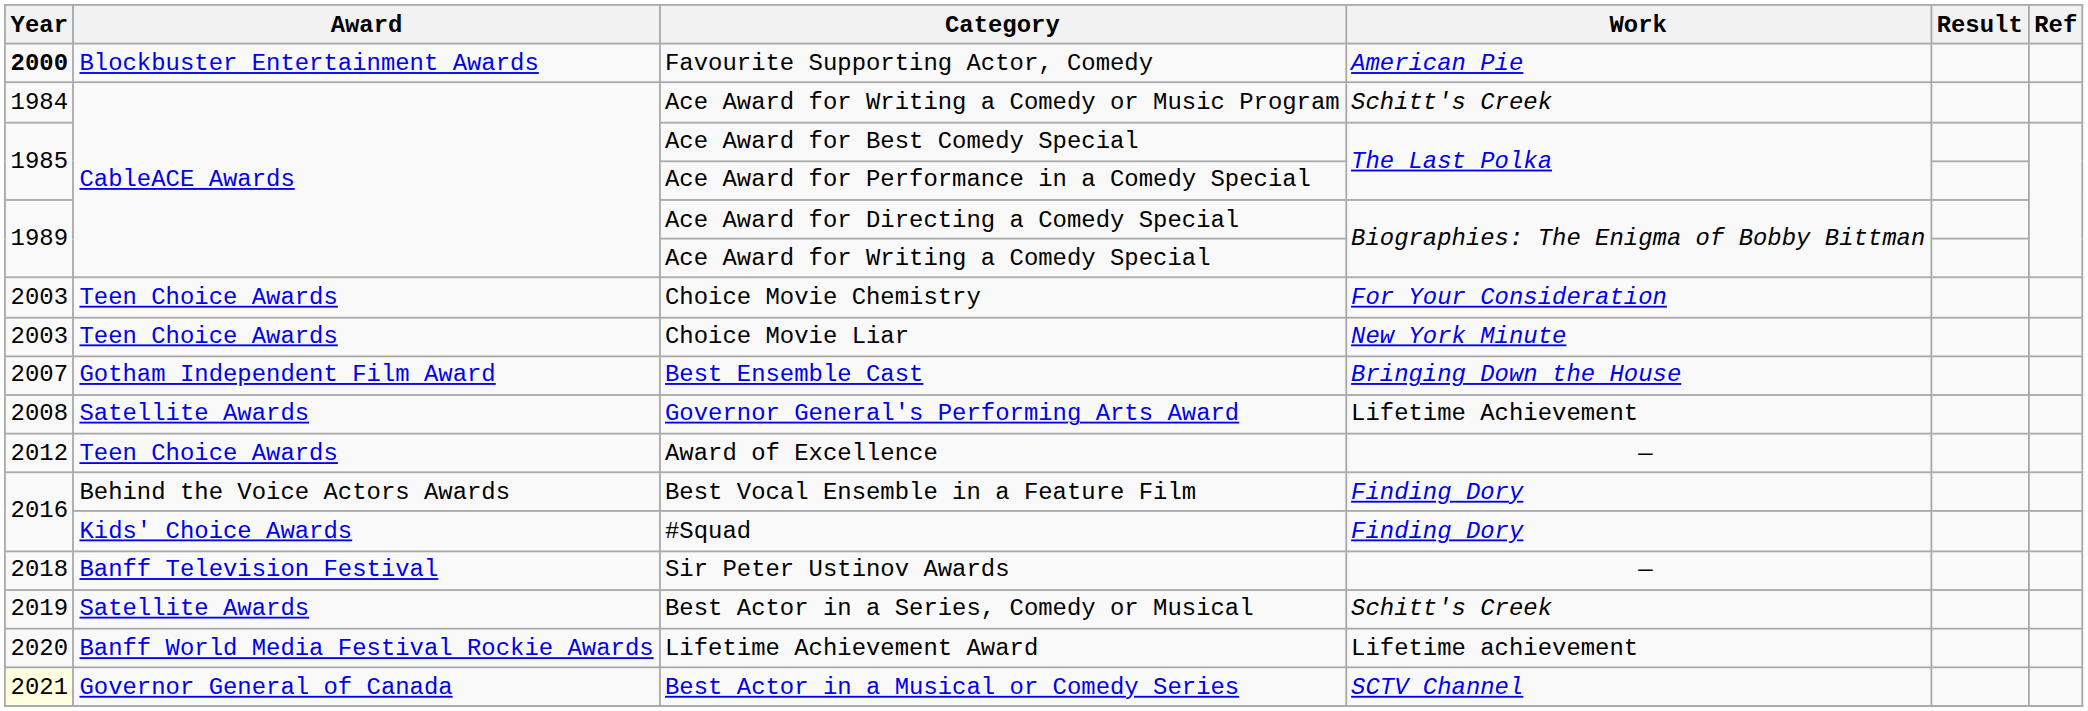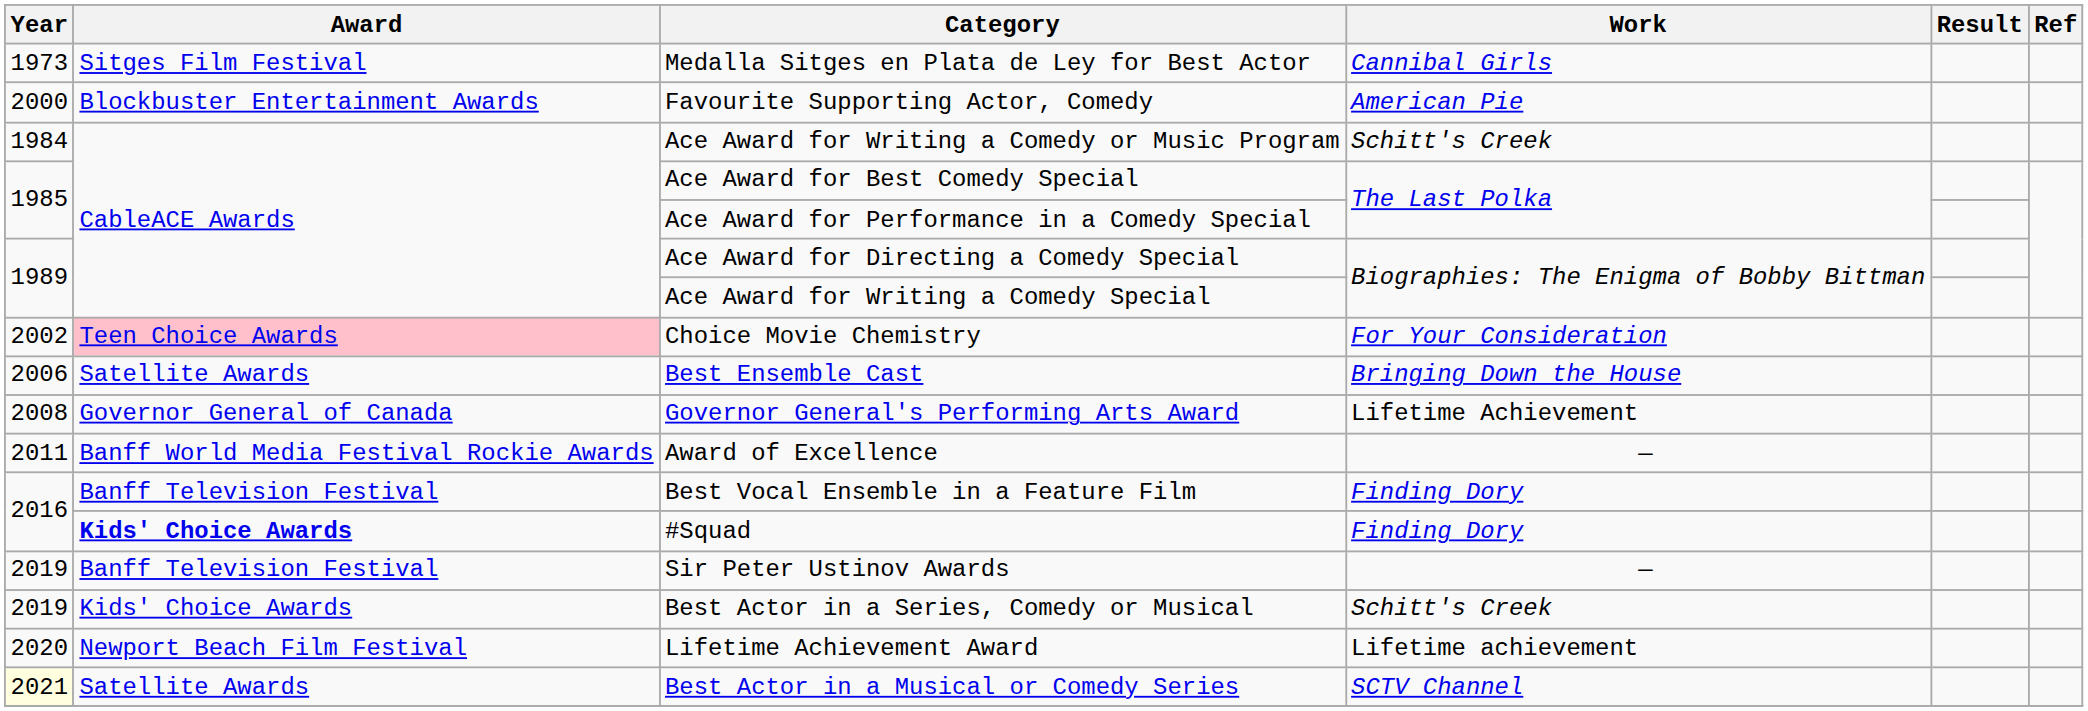+ row: (988, 63)
(39, 63) bold -> (39, 102) normal
(39, 297) 2003 -> (39, 336) 2002
(209, 297) no background -> (209, 336) pink background
- row: (787, 336)
(39, 375) 2007 -> (39, 375) 2006
(288, 375) Gotham Independent Film Award -> (194, 375) Satellite Awards
(194, 414) Satellite Awards -> (266, 414) Governor General of Canada
(39, 453) 2012 -> (39, 453) 2011
(209, 453) Teen Choice Awards -> (367, 453) Banff World Media Festival Rockie Awards
(295, 492) Behind the Voice Actors Awards -> (259, 492) Banff Television Festival
(216, 531) normal -> (216, 531) bold
(39, 570) 2018 -> (39, 570) 2019
(194, 609) Satellite Awards -> (216, 609) Kids' Choice Awards
(367, 648) Banff World Media Festival Rockie Awards -> (273, 648) Newport Beach Film Festival
(266, 687) Governor General of Canada -> (194, 687) Satellite Awards
